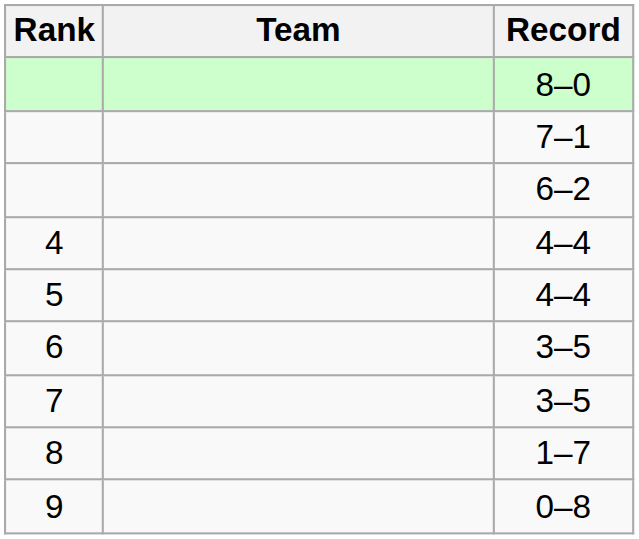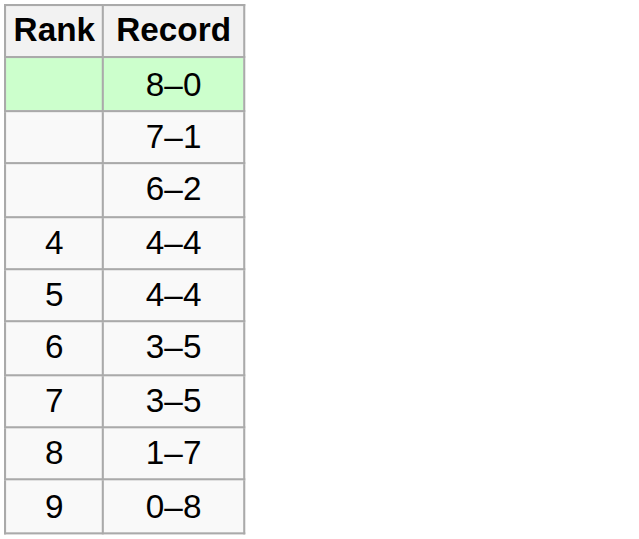- column: (298, 30)
